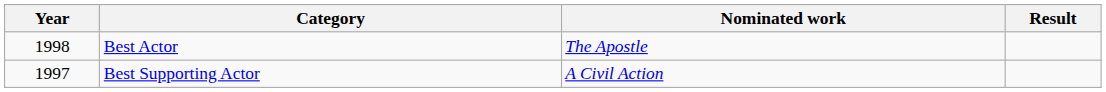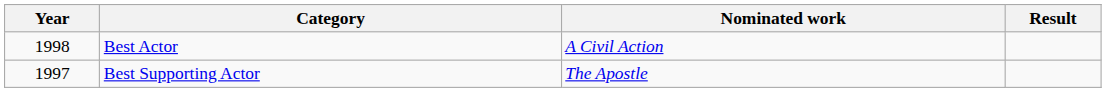(607, 45) The Apostle -> (614, 45) A Civil Action
(614, 73) A Civil Action -> (607, 73) The Apostle
